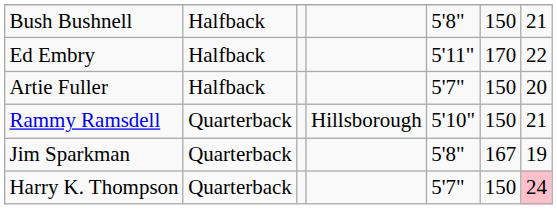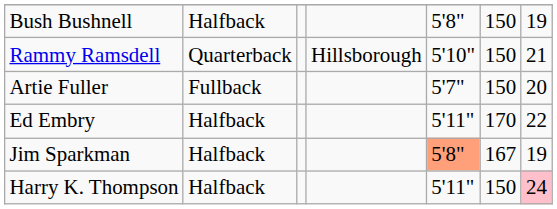(536, 21) 21 -> (536, 21) 19
rows swapped: (52, 54) <-> (85, 120)
(227, 87) Halfback -> (225, 87) Fullback
(240, 154) Quarterback -> (227, 154) Halfback
(448, 154) no background -> (448, 154) lightsalmon background
(240, 187) Quarterback -> (227, 187) Halfback
(448, 187) 5'7" -> (453, 187) 5'11"
